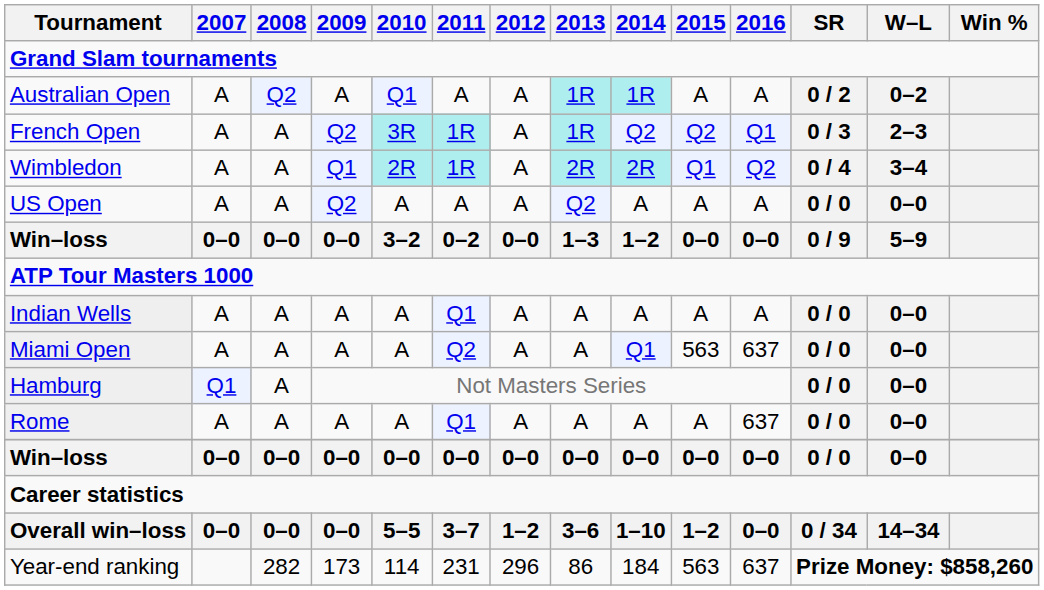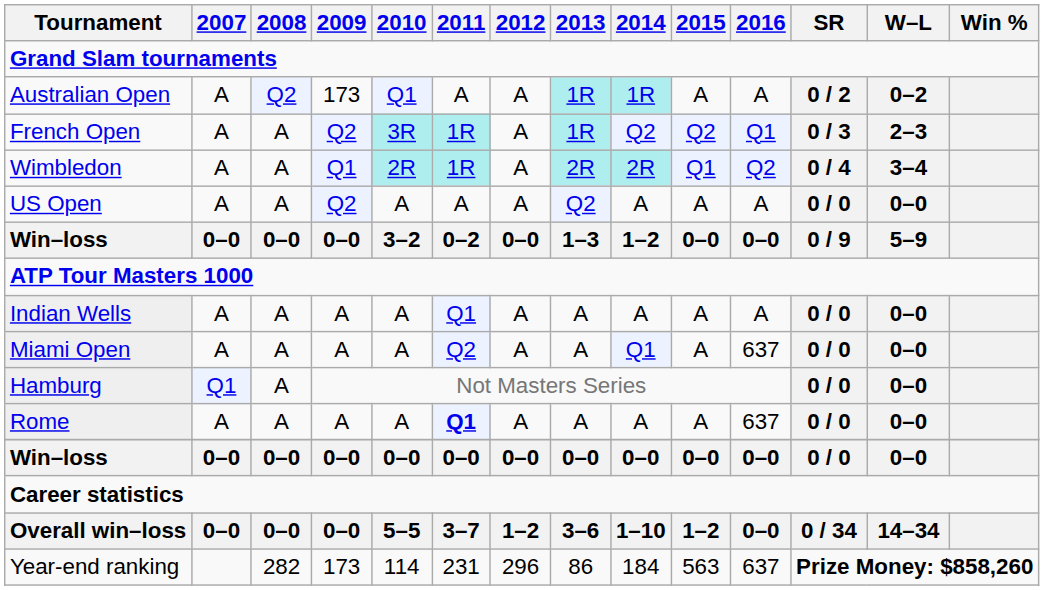(342, 94) A -> (342, 94) 173
(701, 348) 563 -> (701, 348) A
(461, 421) normal -> (461, 421) bold
